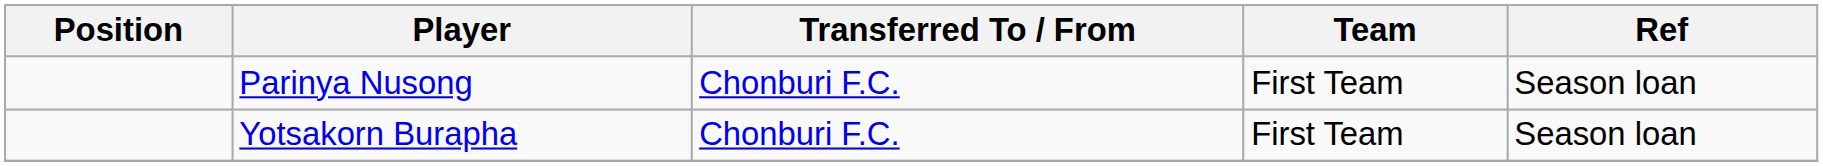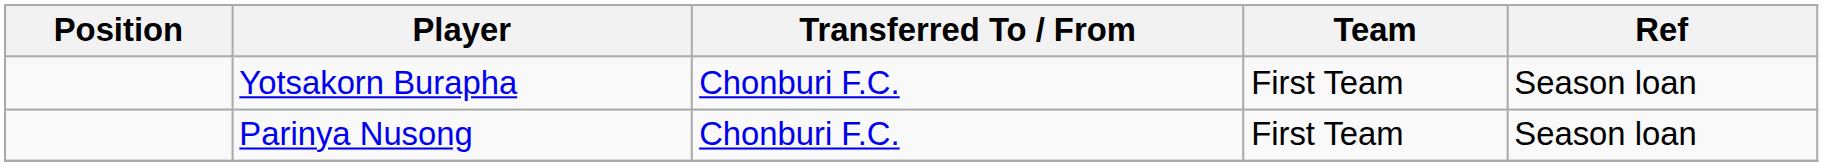rows swapped: (356, 82) <-> (378, 134)
